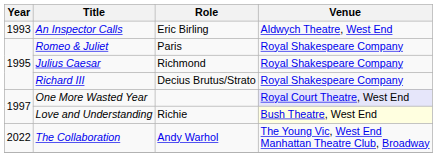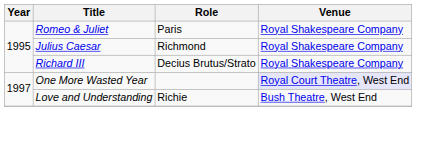- row: (79, 30)
(319, 115) lightyellow background -> (319, 98) no background
- row: (78, 138)
